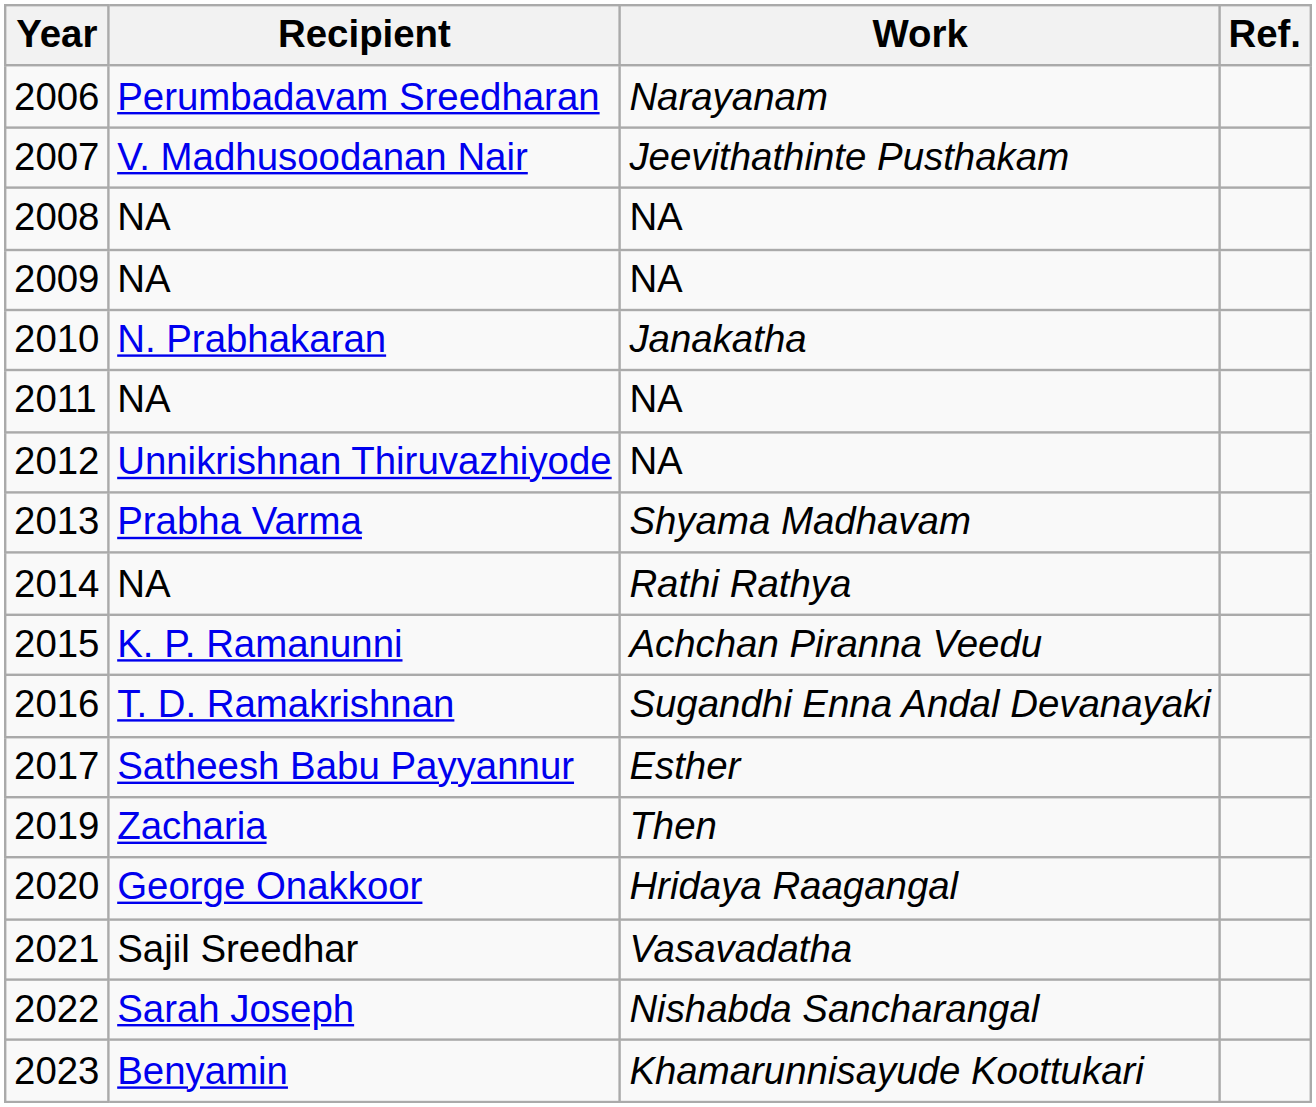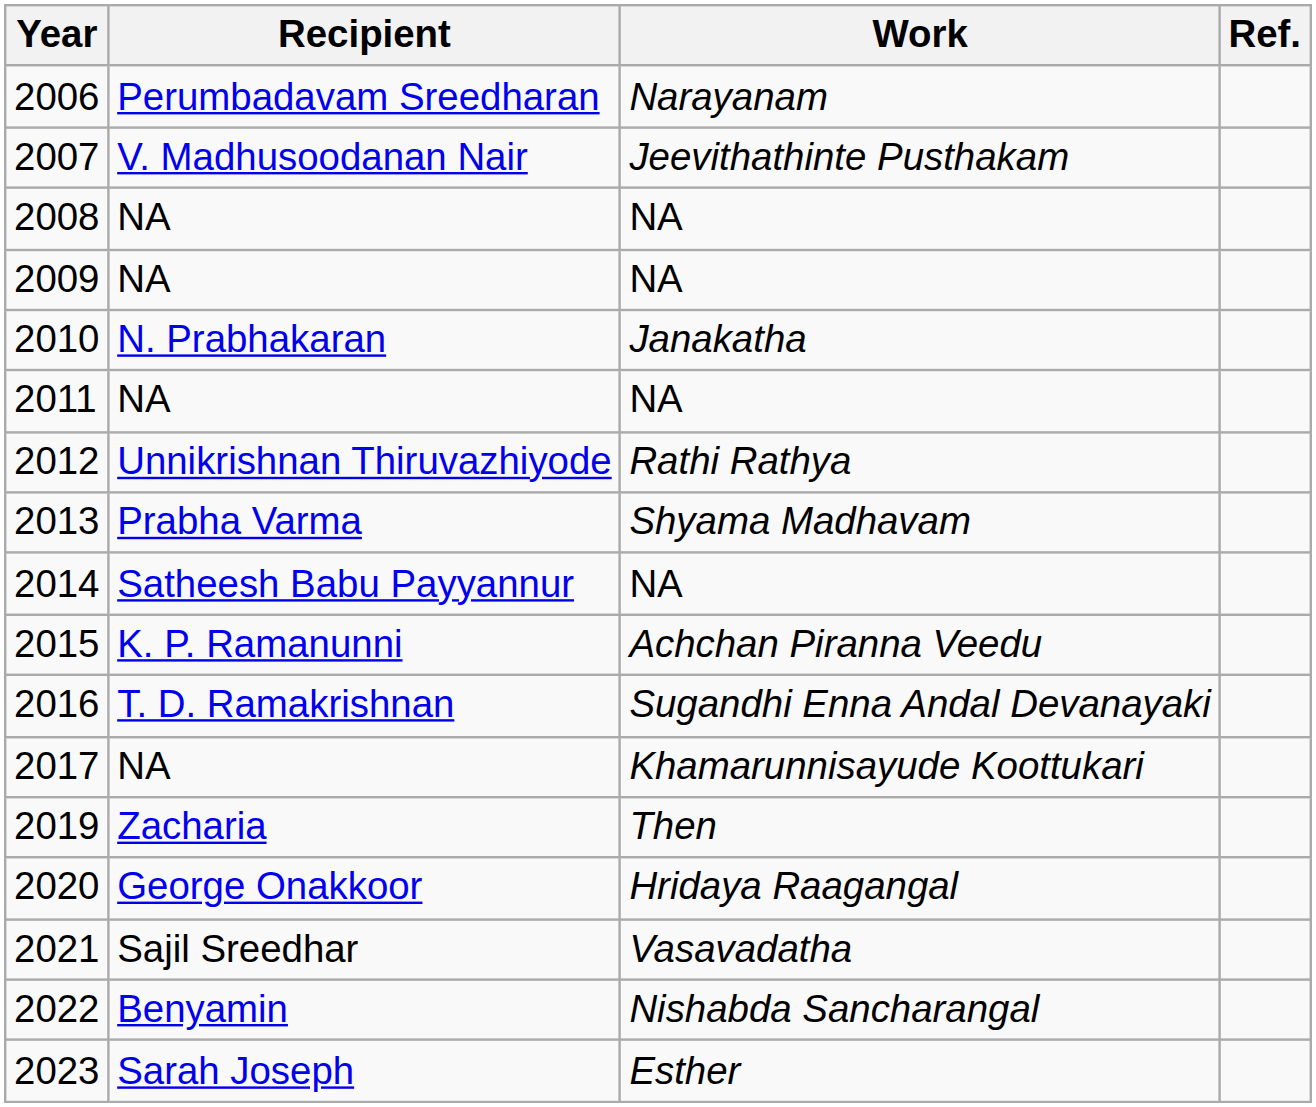(656, 461) NA -> (740, 461) Rathi Rathya
(144, 583) NA -> (346, 583) Satheesh Babu Payyannur
(740, 583) Rathi Rathya -> (656, 583) NA
(346, 765) Satheesh Babu Payyannur -> (144, 765) NA
(685, 765) Esther -> (887, 765) Khamarunnisayude Koottukari
(236, 1009) Sarah Joseph -> (203, 1009) Benyamin
(203, 1070) Benyamin -> (236, 1070) Sarah Joseph
(887, 1070) Khamarunnisayude Koottukari -> (685, 1070) Esther
